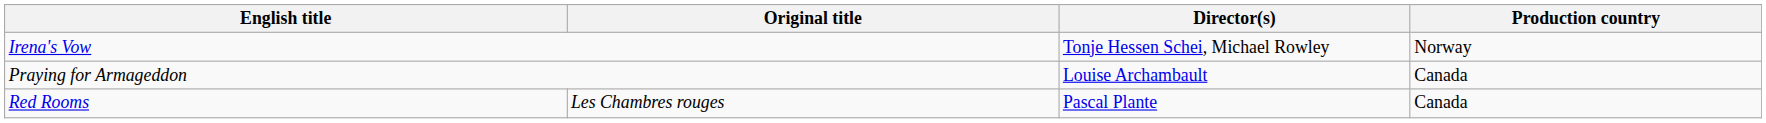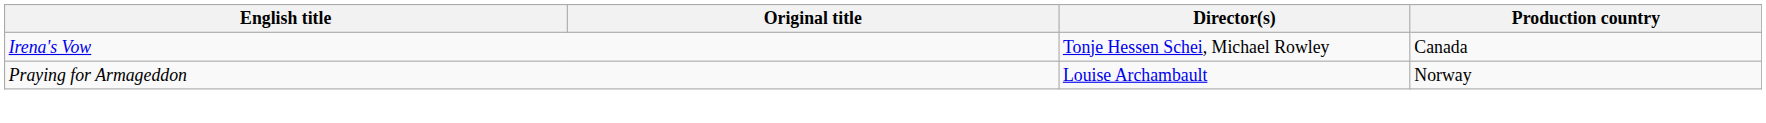(1443, 46) Norway -> (1441, 46) Canada
(1441, 74) Canada -> (1443, 74) Norway
- row: (49, 103)
